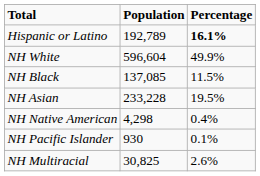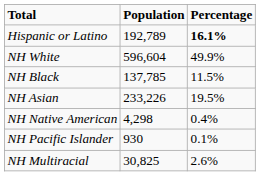(145, 77) 137,085 -> (145, 77) 137,785
(145, 98) 233,228 -> (145, 98) 233,226
